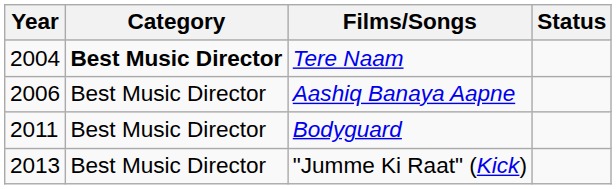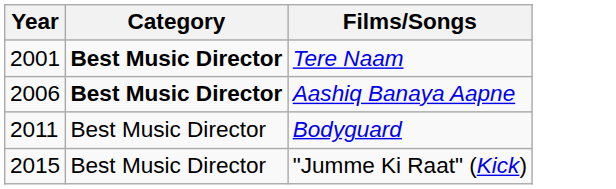- column: (572, 22)
(35, 58) 2004 -> (35, 58) 2001
(168, 93) normal -> (176, 93) bold
(35, 165) 2013 -> (35, 165) 2015
